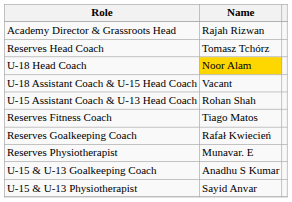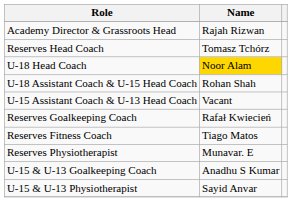(217, 83) Vacant -> (229, 83) Rohan Shah
(229, 100) Rohan Shah -> (217, 100) Vacant
rows swapped: (59, 118) <-> (72, 135)
